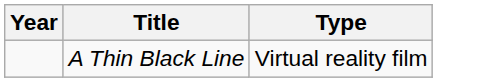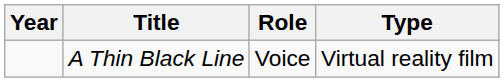+ column: (283, 22)
